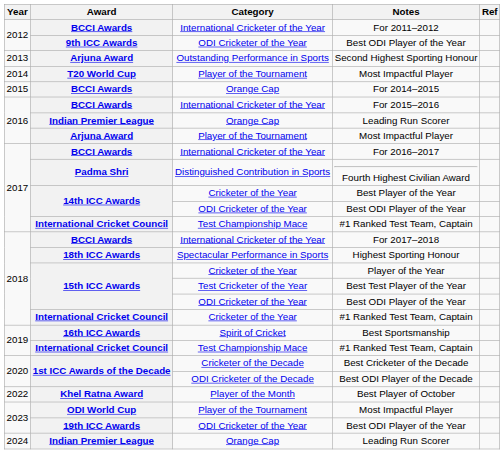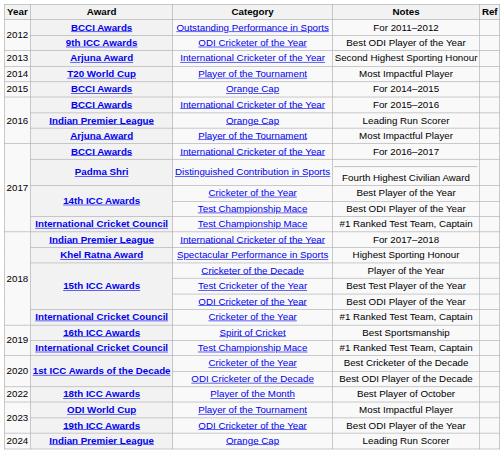(253, 27) International Cricketer of the Year -> (253, 27) Outstanding Performance in Sports
(253, 58) Outstanding Performance in Sports -> (253, 58) International Cricketer of the Year
(253, 208) ODI Cricketer of the Year -> (253, 208) Test Championship Mace
(102, 239) BCCI Awards -> (102, 239) Indian Premier League
(102, 255) 18th ICC Awards -> (102, 255) Khel Ratna Award
(253, 270) Cricketer of the Year -> (253, 270) Cricketer of the Decade
(253, 363) Cricketer of the Decade -> (253, 363) Cricketer of the Year
(102, 394) Khel Ratna Award -> (102, 394) 18th ICC Awards
